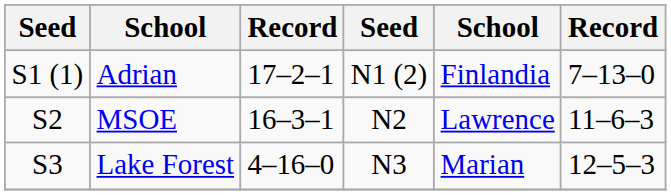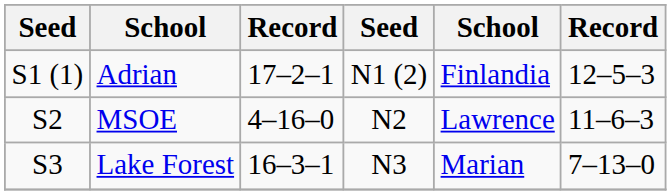(612, 73) 7–13–0 -> (612, 73) 12–5–3
(291, 119) 16–3–1 -> (291, 119) 4–16–0
(291, 165) 4–16–0 -> (291, 165) 16–3–1
(612, 165) 12–5–3 -> (612, 165) 7–13–0
